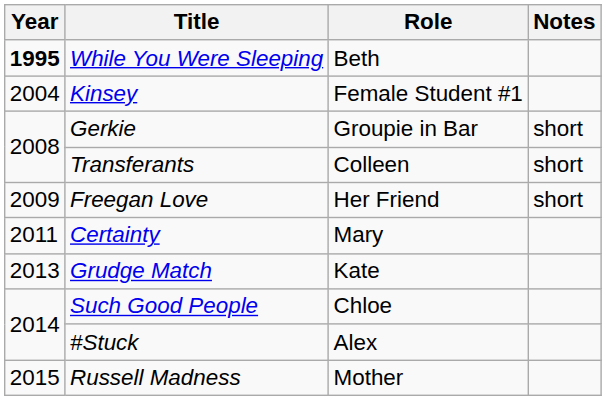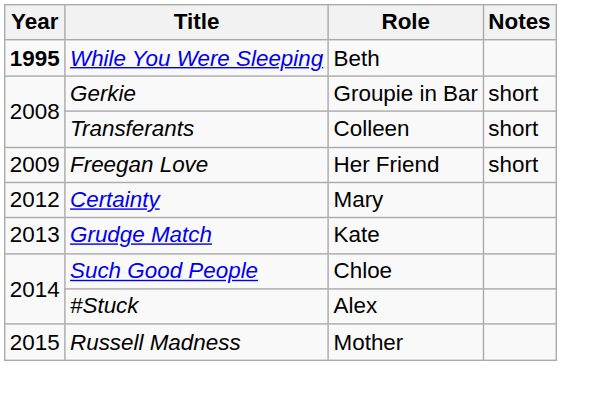- row: (104, 93)
(34, 235) 2011 -> (35, 199) 2012
